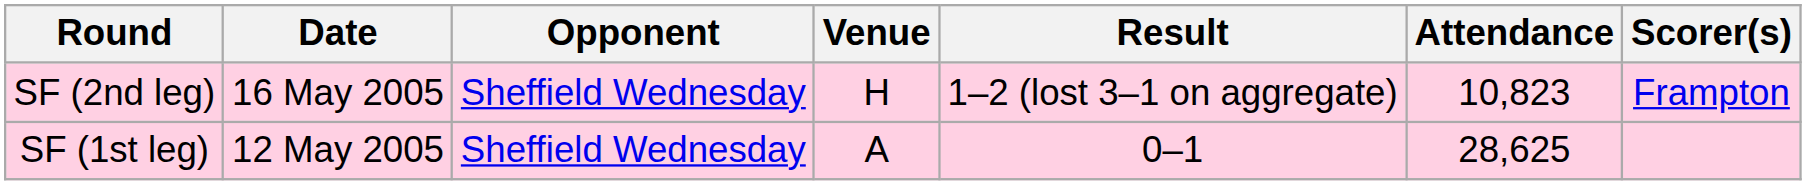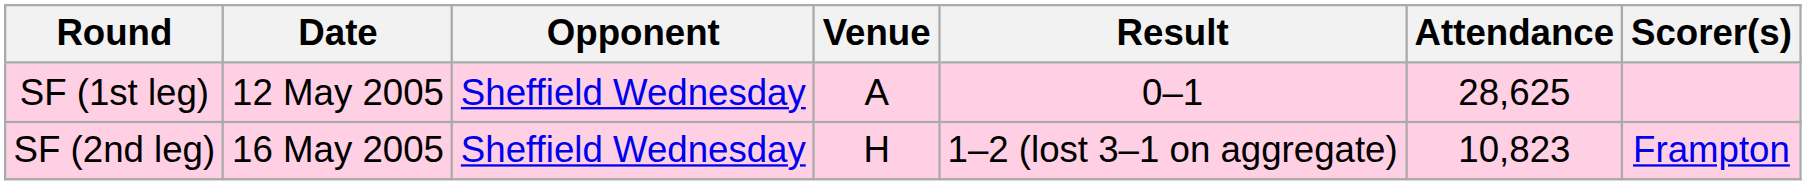rows swapped: (114, 149) <-> (114, 91)
